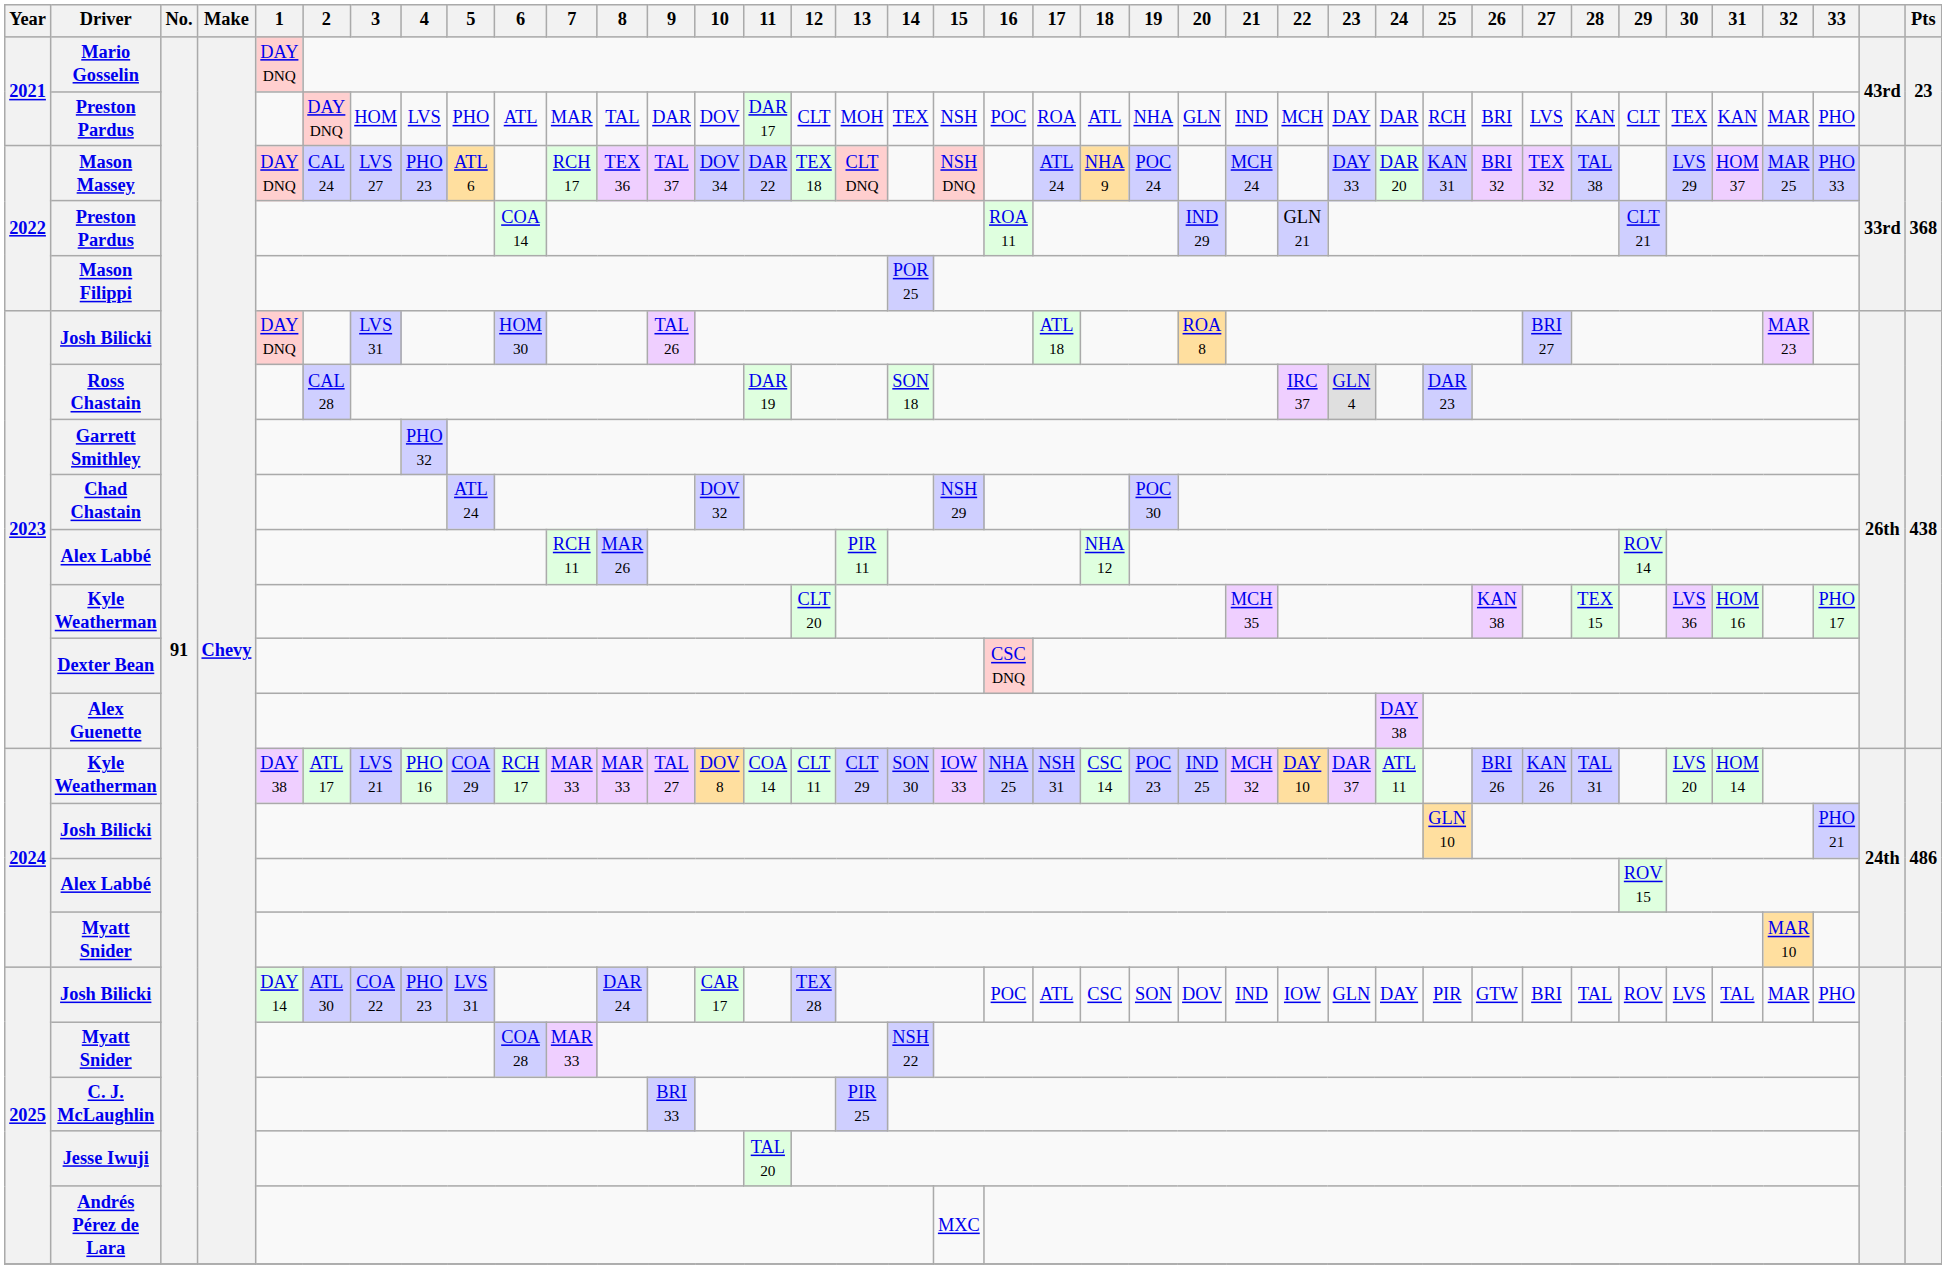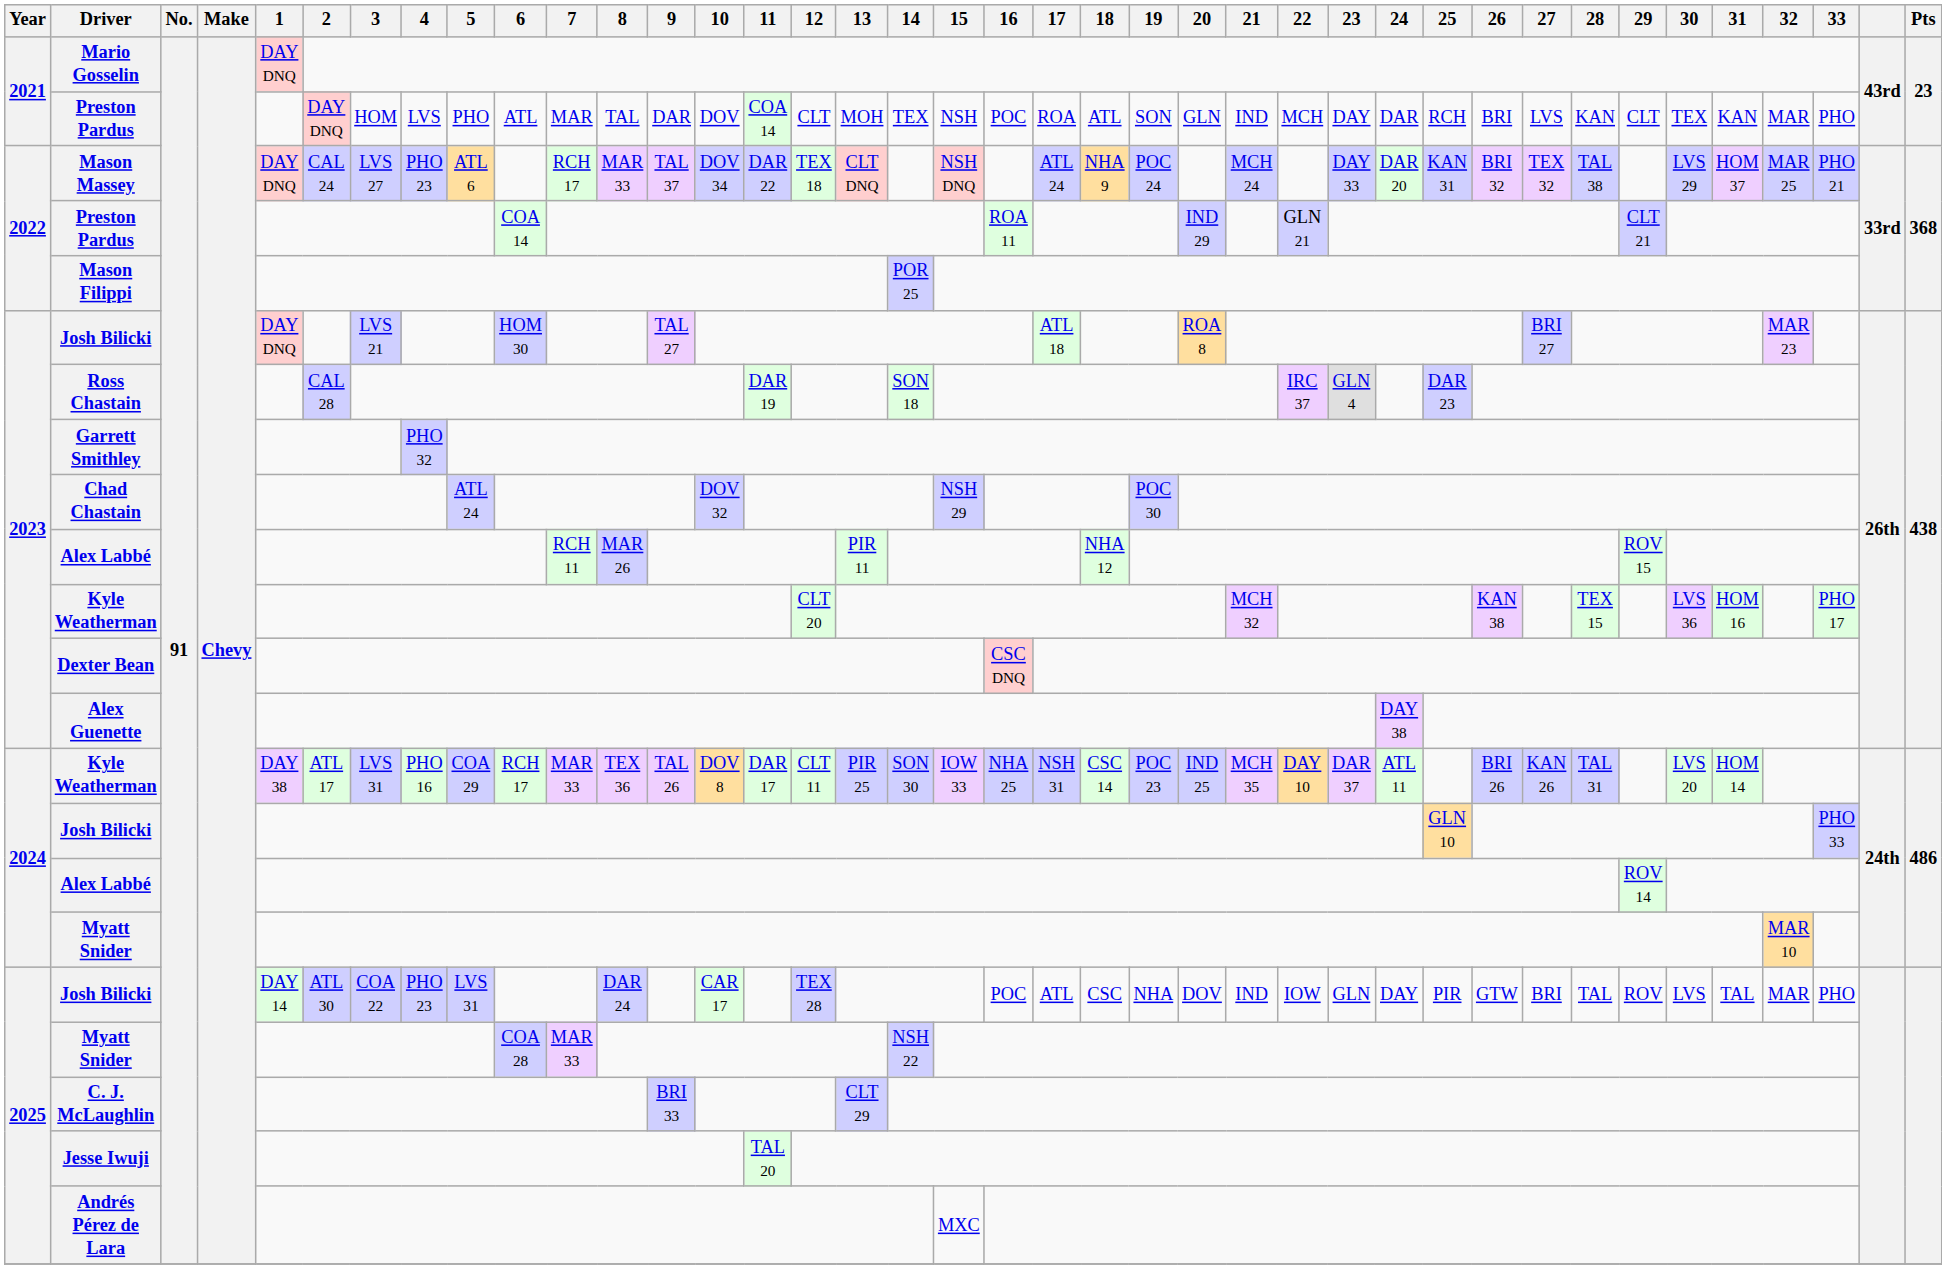(768, 117) DAR 17 -> (768, 117) COA 14
(1153, 118) NHA -> (1153, 118) SON
(622, 172) TEX 36 -> (622, 172) MAR 33
(1837, 172) PHO 33 -> (1837, 172) PHO 21
(376, 336) LVS 31 -> (376, 336) LVS 21
(672, 336) TAL 26 -> (672, 336) TAL 27
(1643, 555) ROV 14 -> (1643, 555) ROV 15
(1252, 610) MCH 35 -> (1252, 610) MCH 32
(376, 774) LVS 21 -> (376, 774) LVS 31
(622, 774) MAR 33 -> (622, 774) TEX 36
(672, 774) TAL 27 -> (672, 774) TAL 26
(768, 774) COA 14 -> (768, 774) DAR 17
(862, 774) CLT 29 -> (862, 774) PIR 25
(1252, 774) MCH 32 -> (1252, 774) MCH 35
(1837, 829) PHO 21 -> (1837, 829) PHO 33
(1643, 884) ROV 15 -> (1643, 884) ROV 14
(1153, 994) SON -> (1153, 994) NHA
(862, 1103) PIR 25 -> (862, 1103) CLT 29
